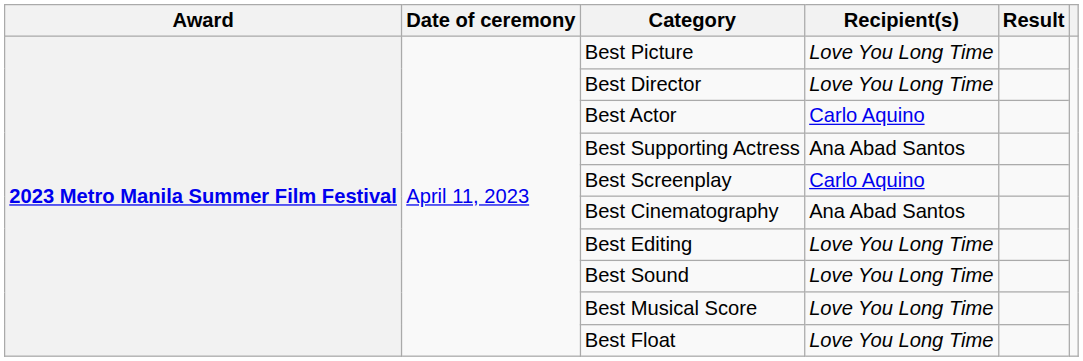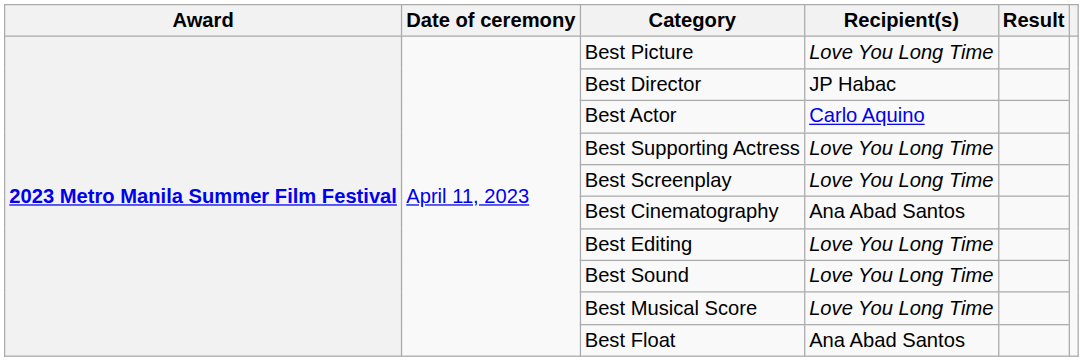(901, 84) Love You Long Time -> (853, 84) JP Habac
(887, 148) Ana Abad Santos -> (901, 148) Love You Long Time
(867, 180) Carlo Aquino -> (901, 180) Love You Long Time
(901, 340) Love You Long Time -> (887, 340) Ana Abad Santos
